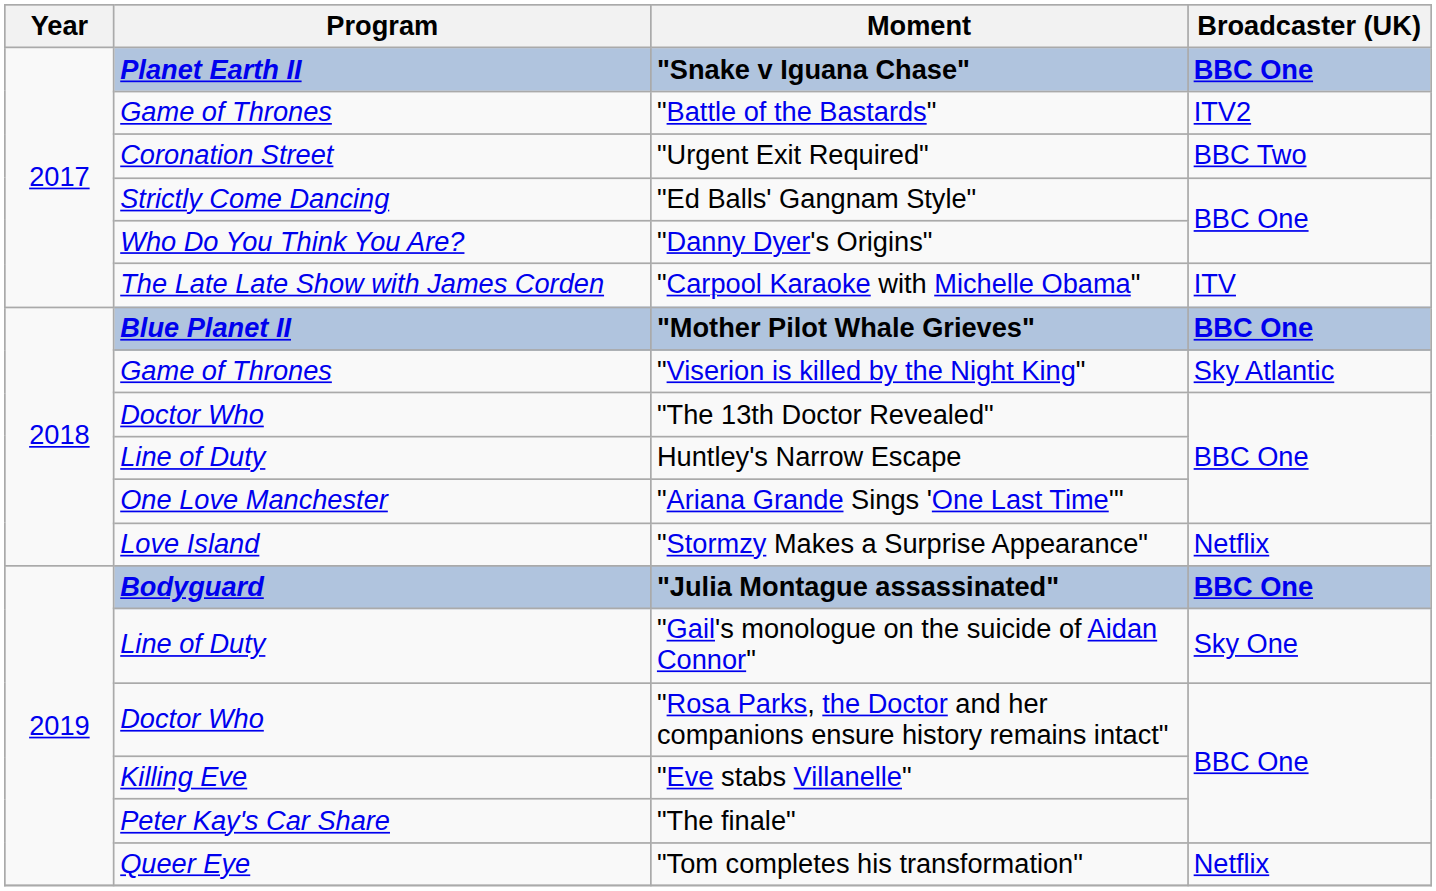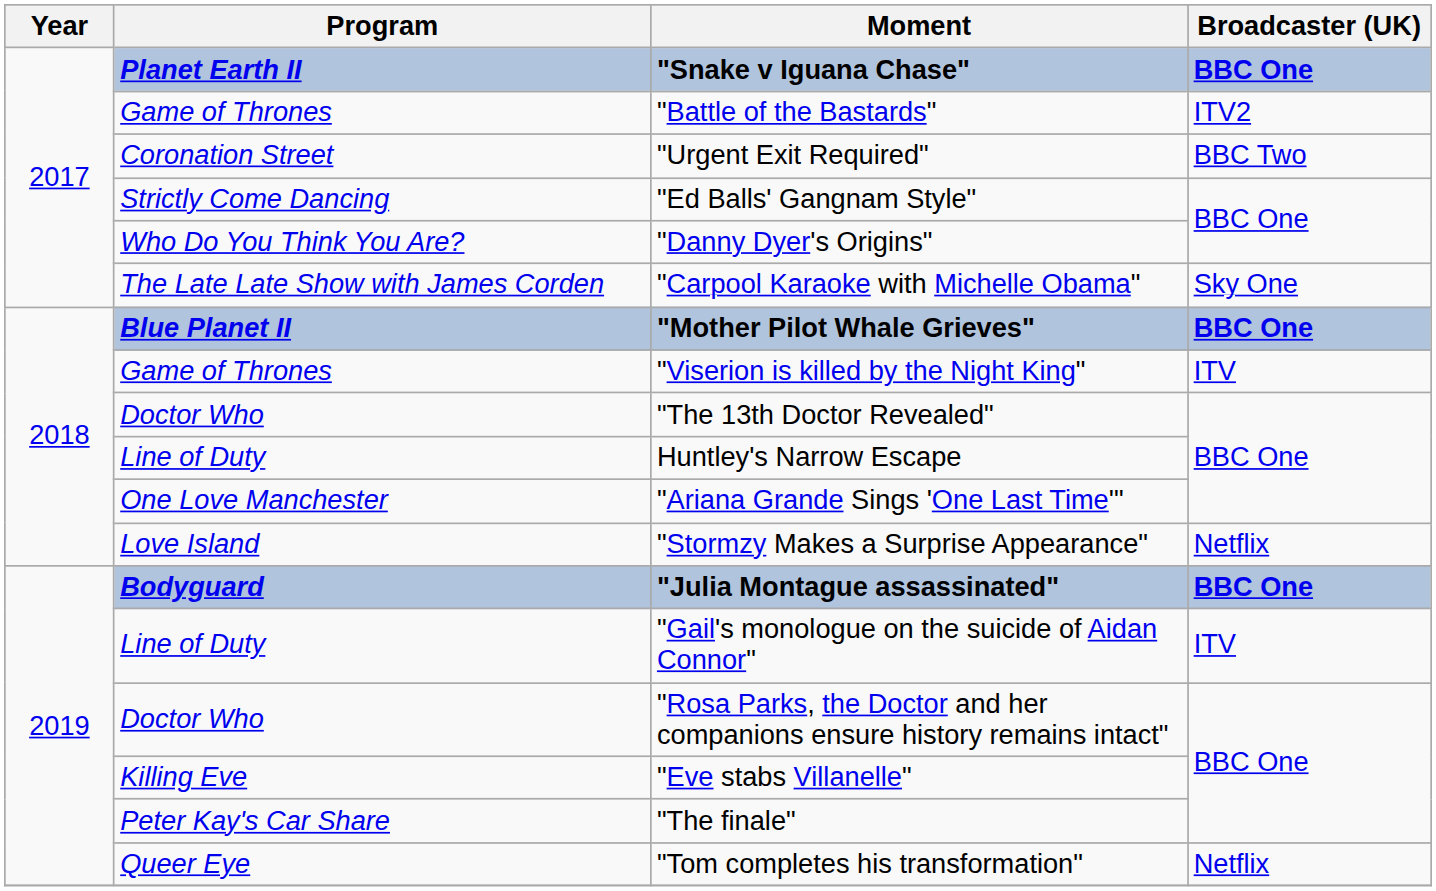(1215, 284) ITV -> (1246, 284) Sky One
(1264, 371) Sky Atlantic -> (1215, 371) ITV
(1246, 645) Sky One -> (1215, 645) ITV
